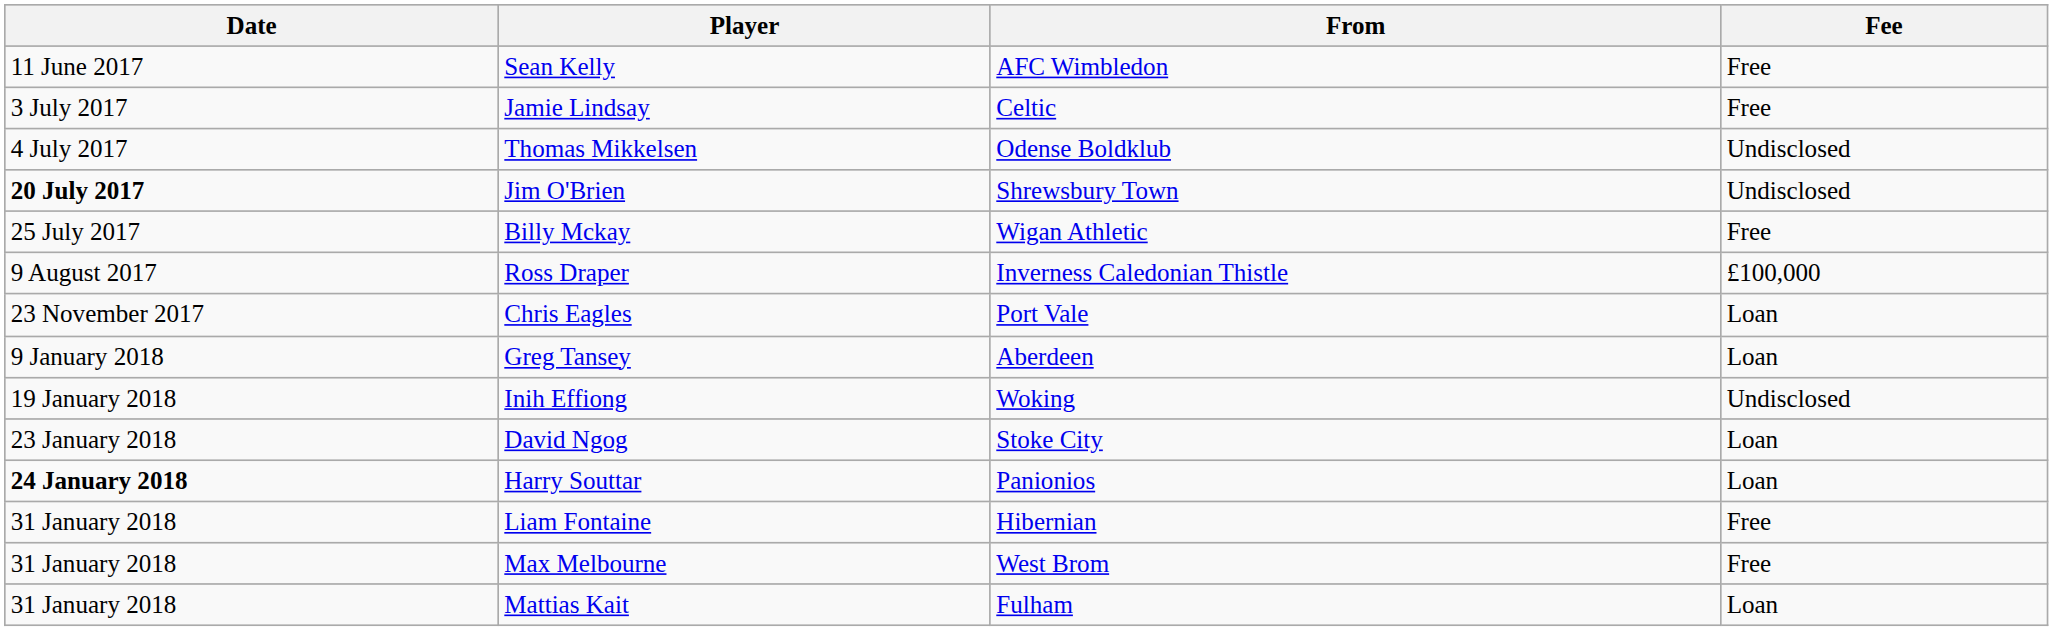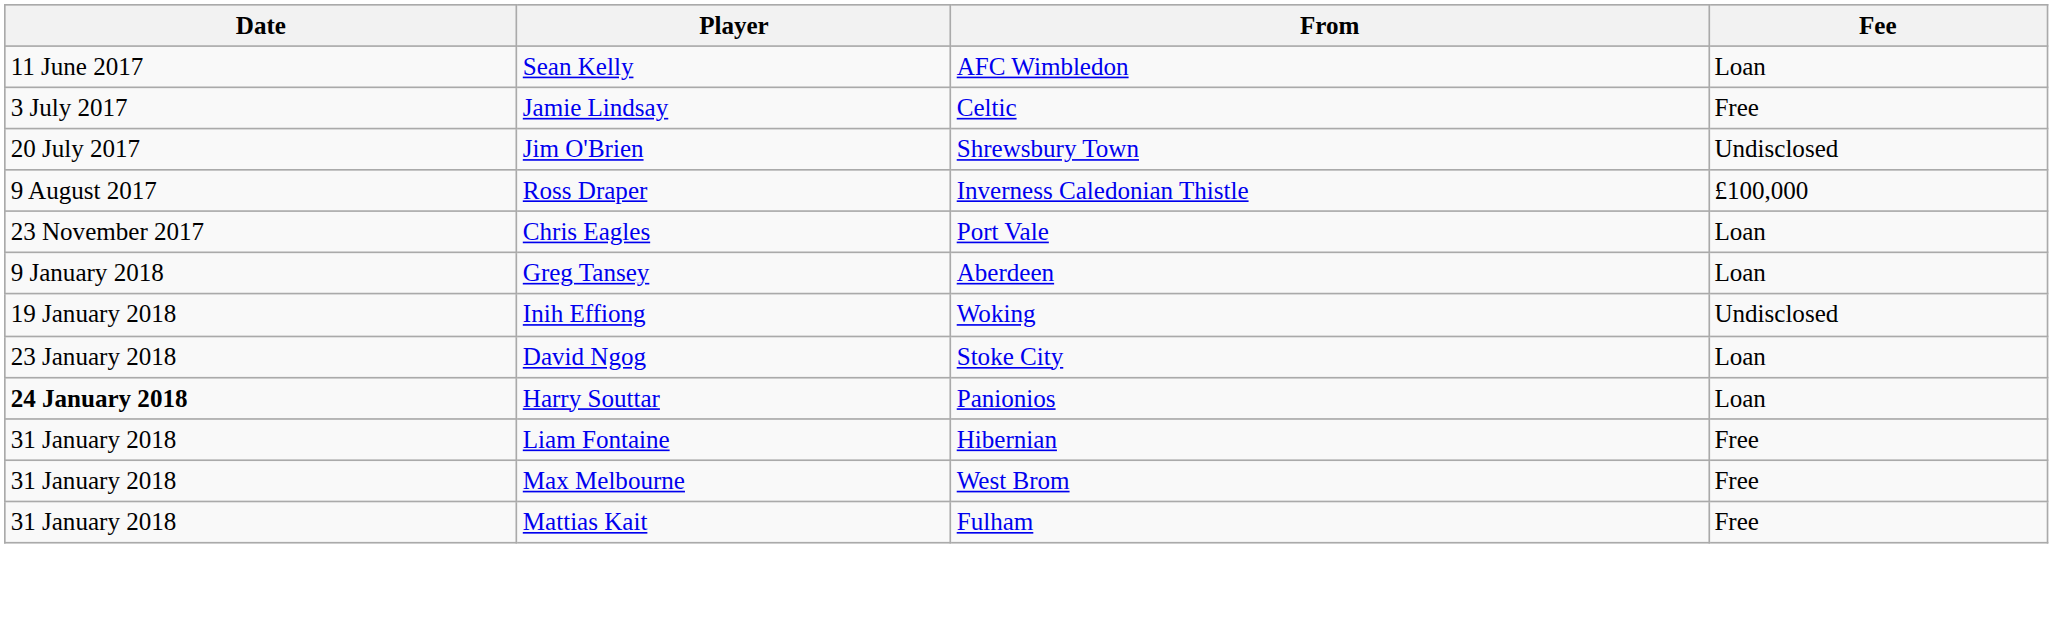(1749, 66) Free -> (1740, 66) Loan
- row: (601, 149)
(77, 190) bold -> (75, 149) normal
- row: (567, 232)
(1752, 604) Loan -> (1737, 521) Free
